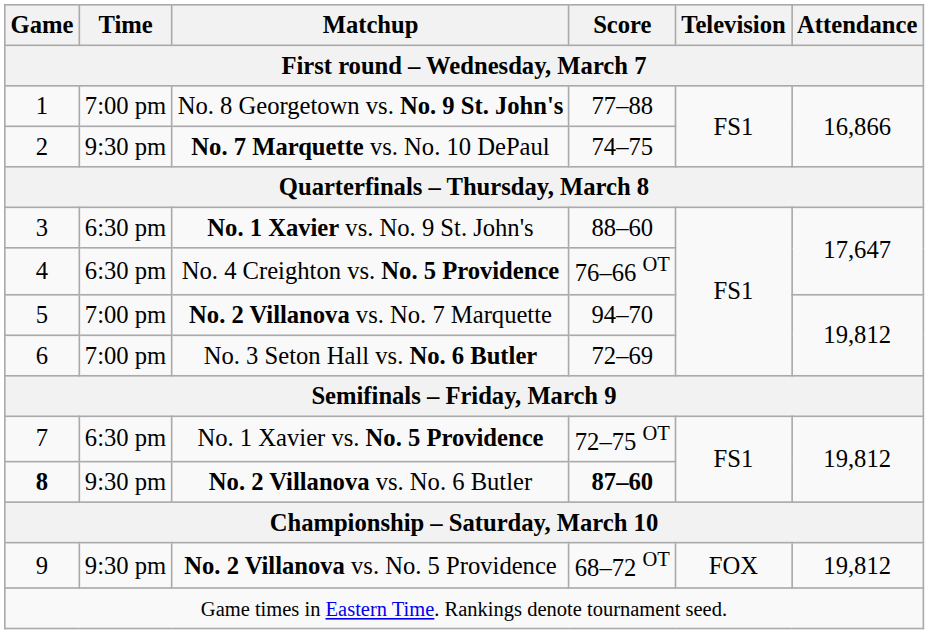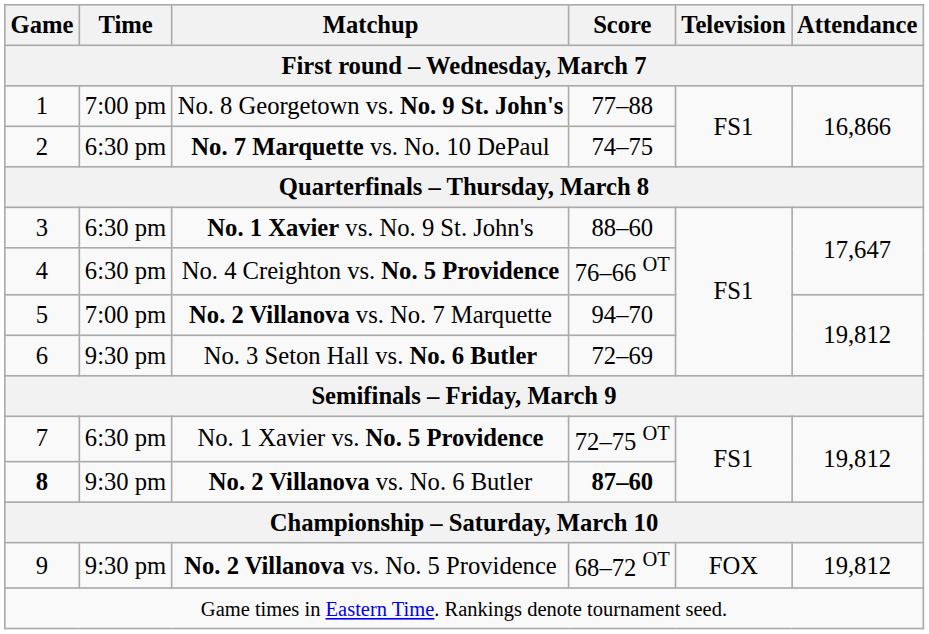(126, 146) 9:30 pm -> (126, 146) 6:30 pm
(126, 354) 7:00 pm -> (126, 354) 9:30 pm
